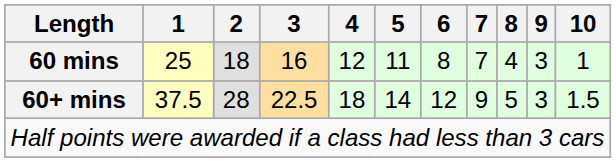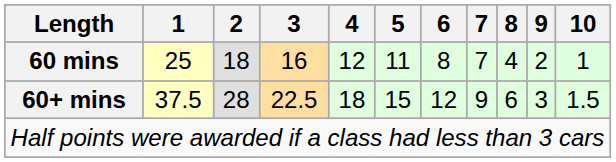(541, 61) 3 -> (541, 61) 2
(398, 99) 14 -> (398, 99) 15
(511, 99) 5 -> (511, 99) 6
